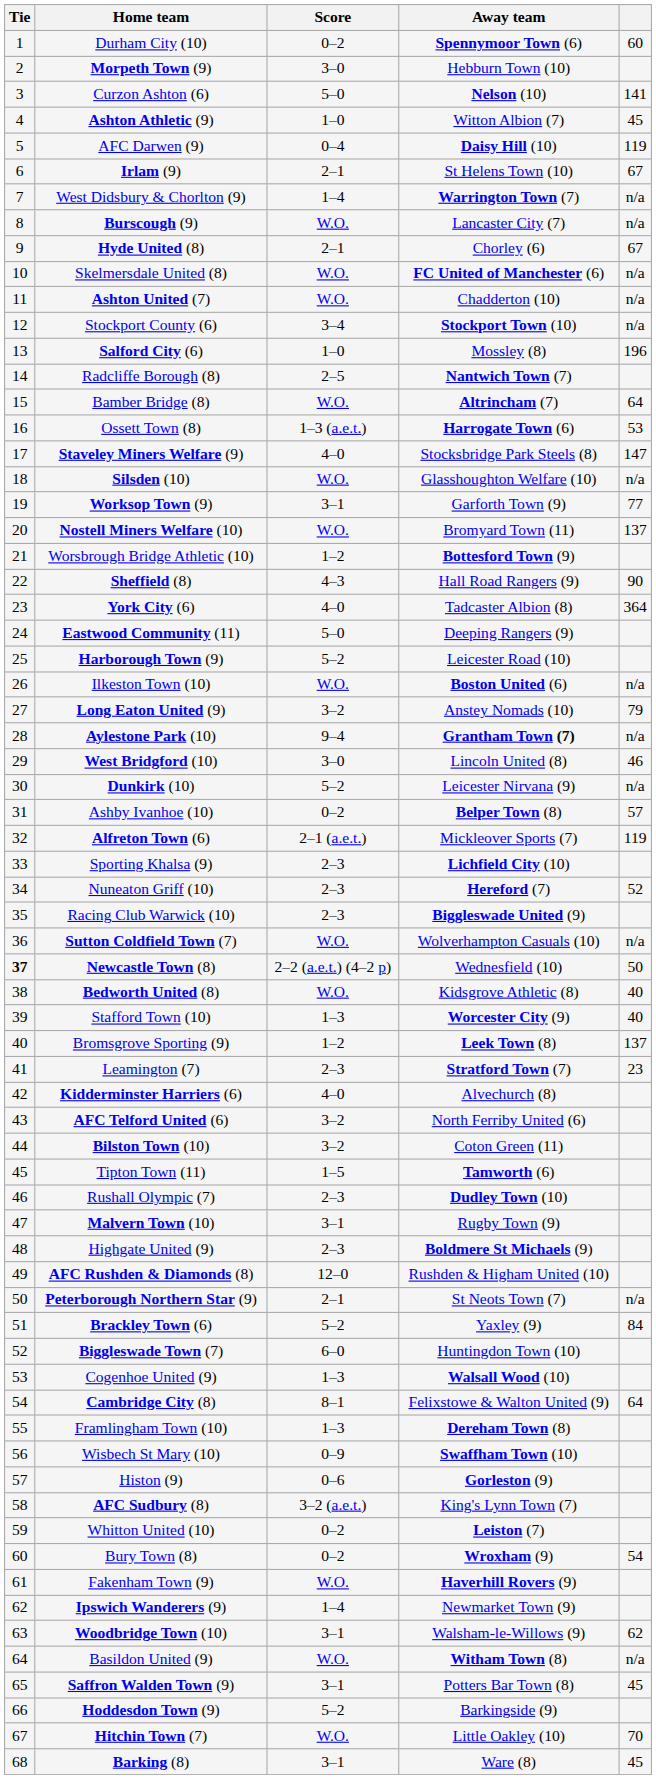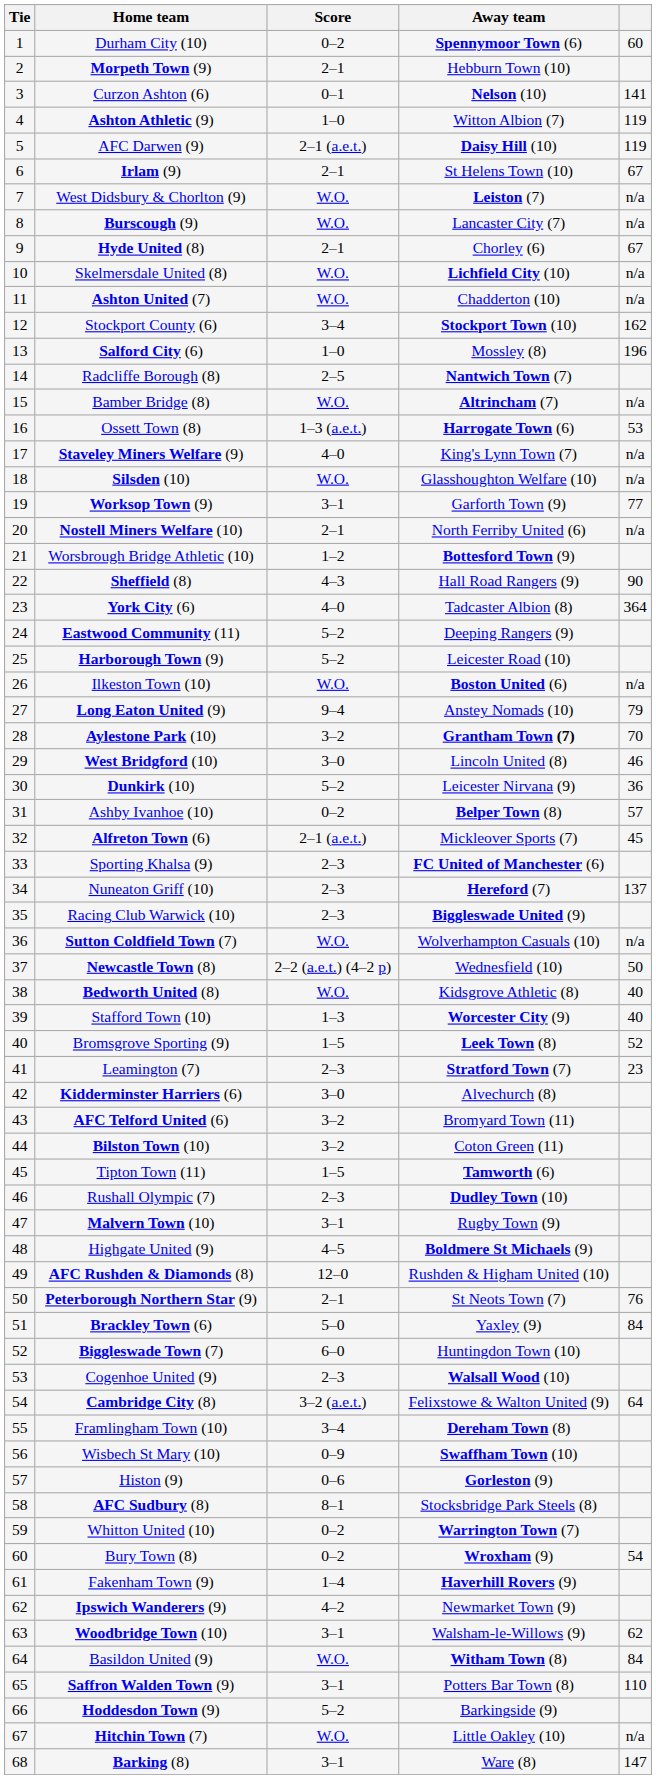(333, 69) 3–0 -> (333, 69) 2–1
(333, 94) 5–0 -> (333, 94) 0–1
(635, 120) 45 -> (635, 120) 119
(333, 145) 0–4 -> (333, 145) 2–1 (a.e.t.)
(333, 197) 1–4 -> (333, 197) W.O.
(509, 197) Warrington Town (7) -> (509, 197) Leiston (7)
(509, 274) FC United of Manchester (6) -> (509, 274) Lichfield City (10)
(635, 325) n/a -> (635, 325) 162
(635, 402) 64 -> (635, 402) n/a
(509, 453) Stocksbridge Park Steels (8) -> (509, 453) King's Lynn Town (7)
(635, 453) 147 -> (635, 453) n/a
(333, 530) W.O. -> (333, 530) 2–1
(509, 530) Bromyard Town (11) -> (509, 530) North Ferriby United (6)
(635, 530) 137 -> (635, 530) n/a
(333, 633) 5–0 -> (333, 633) 5–2
(333, 710) 3–2 -> (333, 710) 9–4
(333, 735) 9–4 -> (333, 735) 3–2
(635, 735) n/a -> (635, 735) 70
(635, 787) n/a -> (635, 787) 36
(635, 838) 119 -> (635, 838) 45
(509, 864) Lichfield City (10) -> (509, 864) FC United of Manchester (6)
(635, 889) 52 -> (635, 889) 137
(20, 966) bold -> (20, 966) normal
(333, 1043) 1–2 -> (333, 1043) 1–5
(635, 1043) 137 -> (635, 1043) 52
(333, 1095) 4–0 -> (333, 1095) 3–0
(509, 1120) North Ferriby United (6) -> (509, 1120) Bromyard Town (11)
(333, 1248) 2–3 -> (333, 1248) 4–5
(635, 1300) n/a -> (635, 1300) 76
(333, 1325) 5–2 -> (333, 1325) 5–0
(333, 1377) 1–3 -> (333, 1377) 2–3
(333, 1402) 8–1 -> (333, 1402) 3–2 (a.e.t.)
(333, 1428) 1–3 -> (333, 1428) 3–4
(333, 1505) 3–2 (a.e.t.) -> (333, 1505) 8–1
(509, 1505) King's Lynn Town (7) -> (509, 1505) Stocksbridge Park Steels (8)
(509, 1531) Leiston (7) -> (509, 1531) Warrington Town (7)
(333, 1582) W.O. -> (333, 1582) 1–4
(333, 1608) 1–4 -> (333, 1608) 4–2
(635, 1659) n/a -> (635, 1659) 84
(635, 1684) 45 -> (635, 1684) 110
(635, 1736) 70 -> (635, 1736) n/a
(635, 1761) 45 -> (635, 1761) 147
